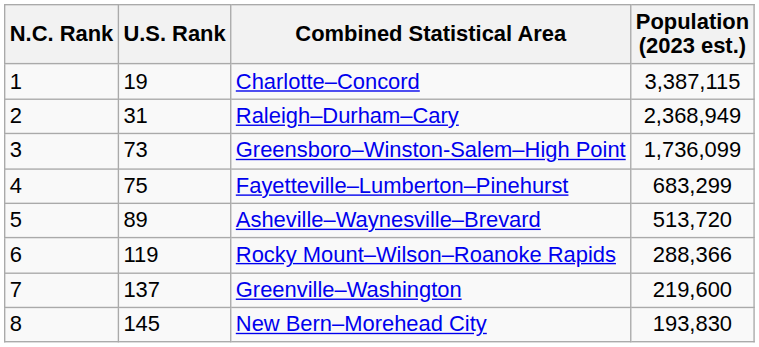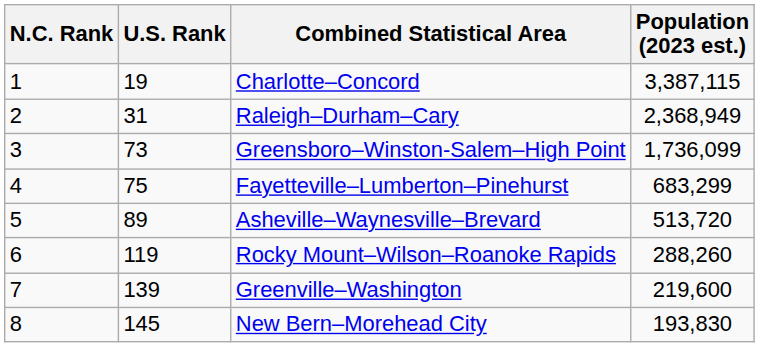(692, 255) 288,366 -> (692, 255) 288,260
(142, 289) 137 -> (142, 289) 139
